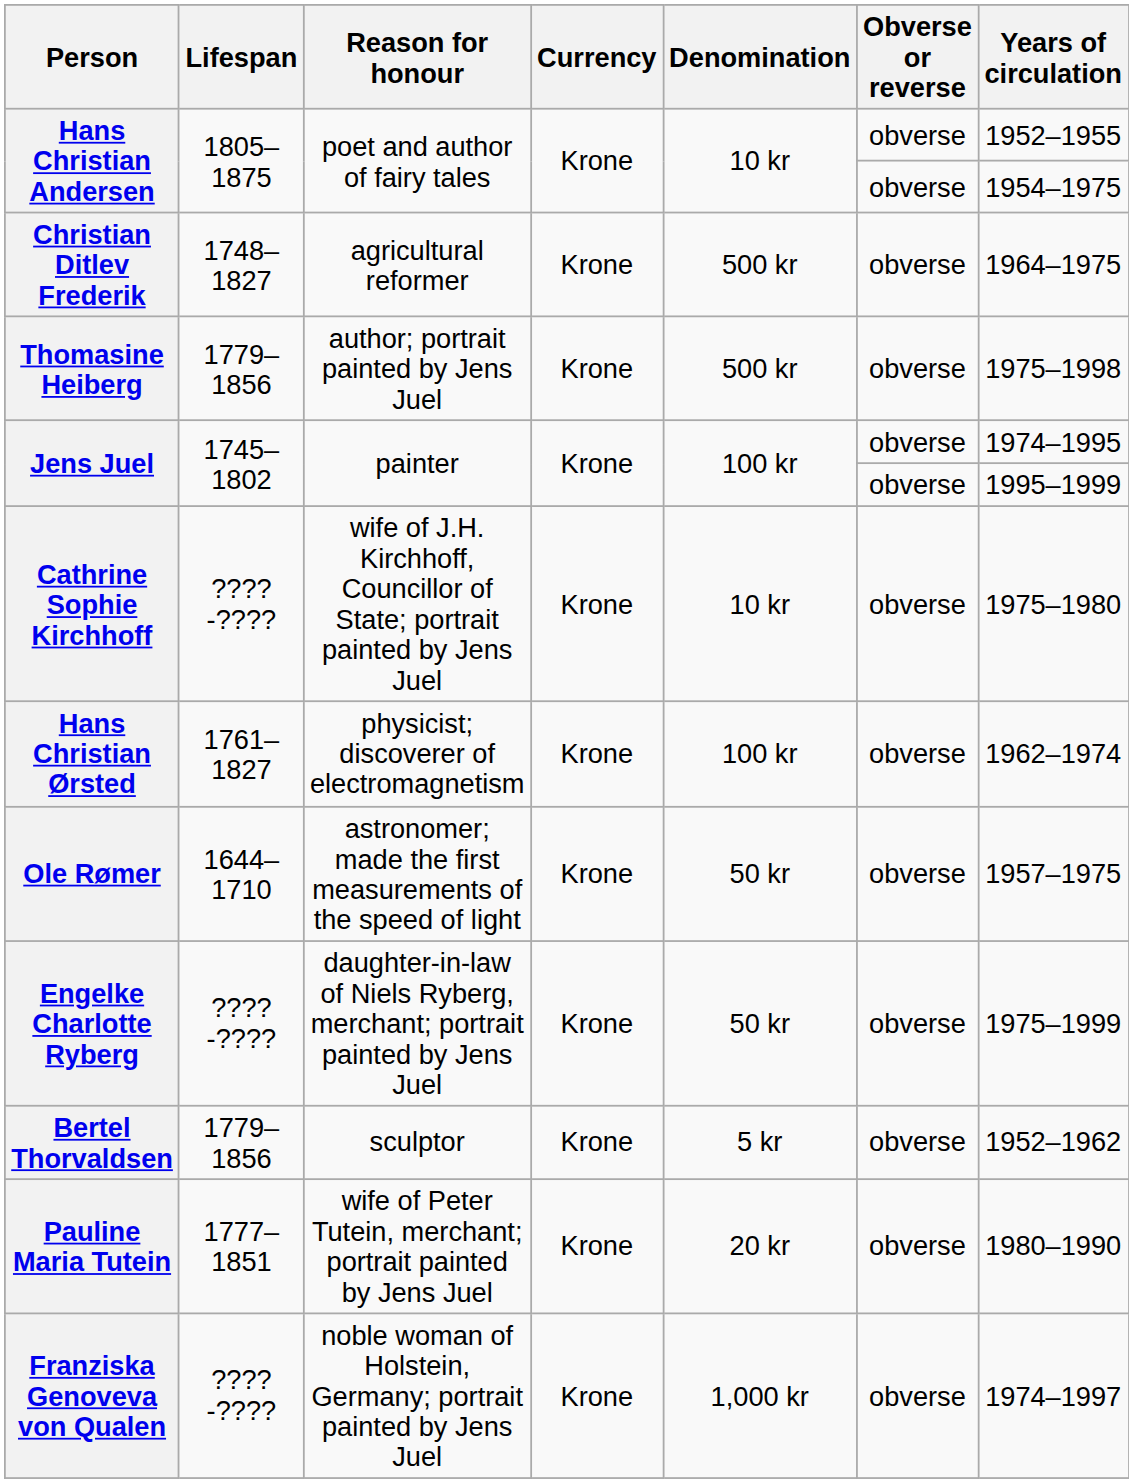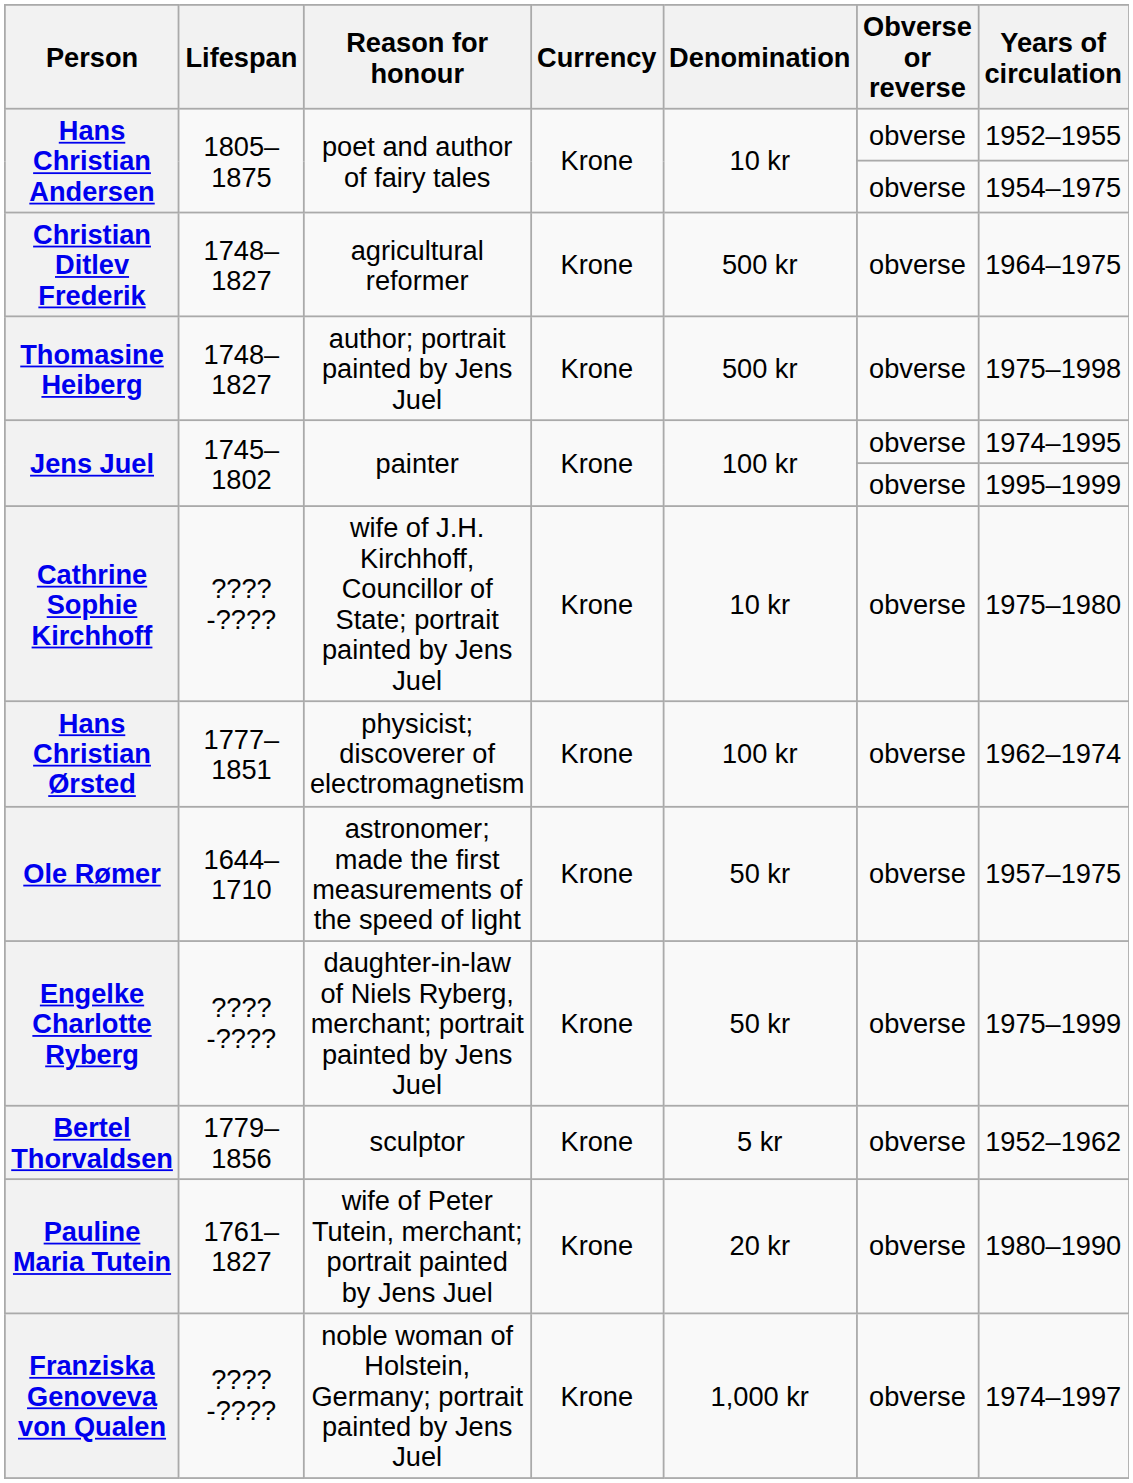(241, 369) 1779–1856 -> (241, 369) 1748–1827
(241, 754) 1761–1827 -> (241, 754) 1777–1851
(241, 1246) 1777–1851 -> (241, 1246) 1761–1827
